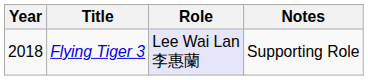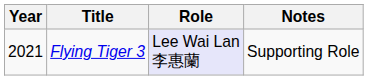(26, 52) 2018 -> (26, 52) 2021
